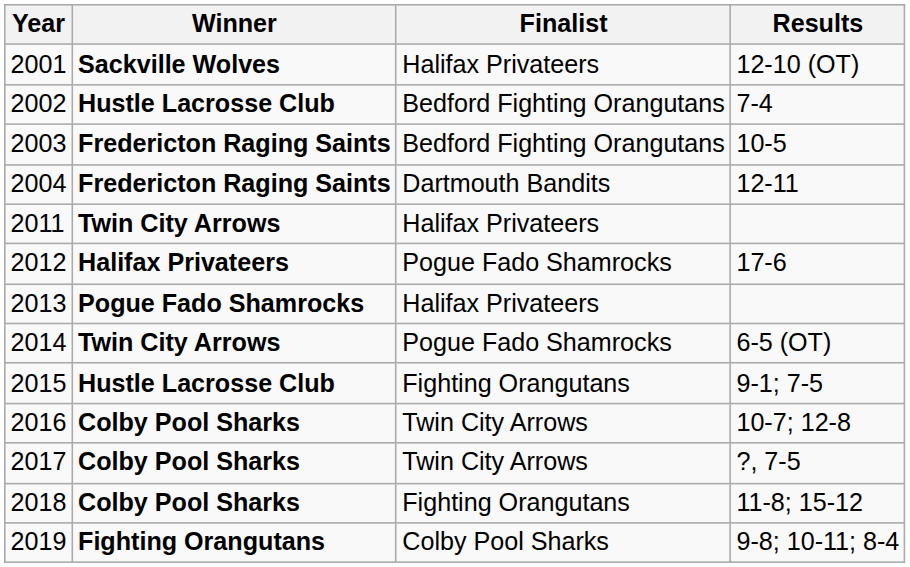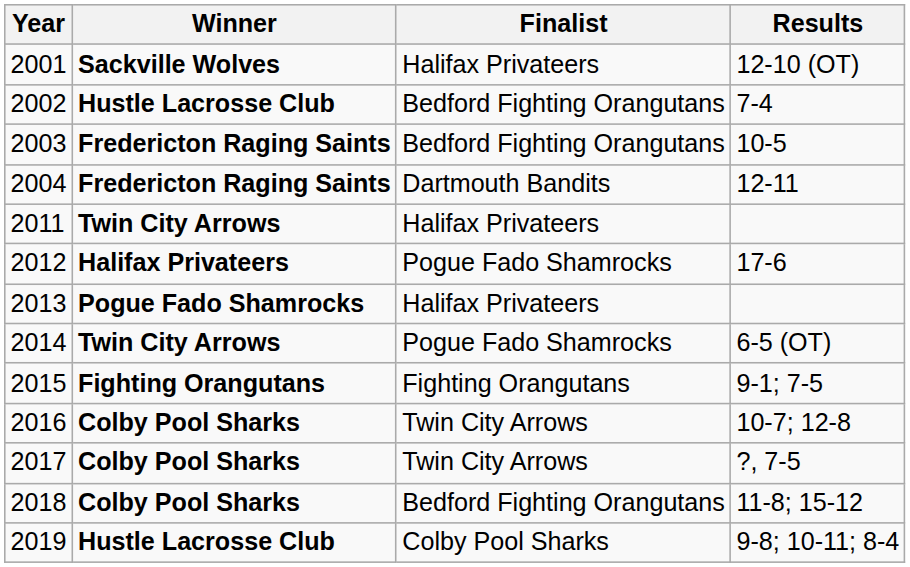(206, 382) Hustle Lacrosse Club -> (202, 382) Fighting Orangutans
(516, 502) Fighting Orangutans -> (564, 502) Bedford Fighting Orangutans
(202, 542) Fighting Orangutans -> (206, 542) Hustle Lacrosse Club
